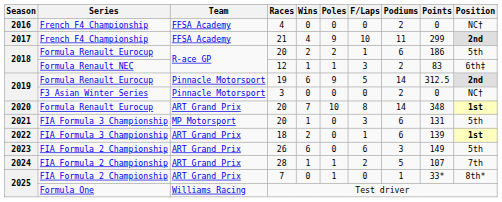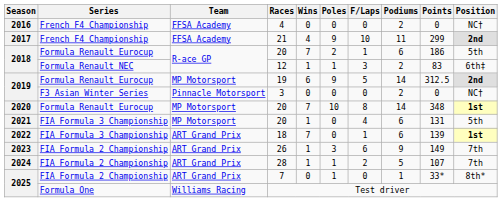(308, 52) 2 -> (308, 52) 7
(219, 80) Pinnacle Motorsport -> (204, 80) MP Motorsport
(206, 107) ART Grand Prix -> (204, 107) MP Motorsport
(365, 121) 3 -> (365, 121) 4
(308, 135) 2 -> (308, 135) 7
(308, 149) 6 -> (308, 149) 1
(334, 149) 0 -> (334, 149) 3
(401, 149) 3 -> (401, 149) 9
(475, 149) 5th -> (475, 149) 7th
